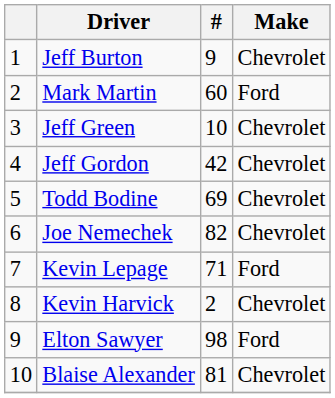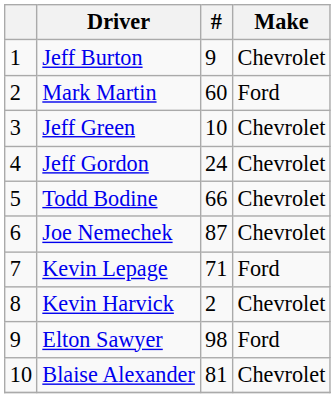(216, 163) 42 -> (216, 163) 24
(216, 198) 69 -> (216, 198) 66
(216, 233) 82 -> (216, 233) 87
